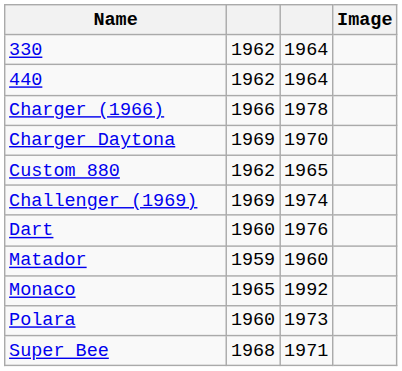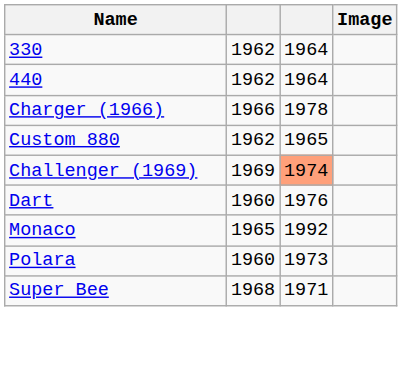- row: (92, 140)
(306, 200) no background -> (306, 170) lightsalmon background
- row: (48, 260)
